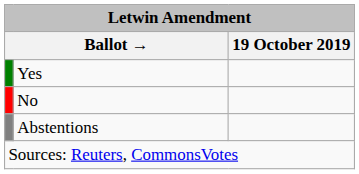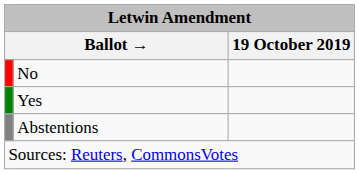rows swapped: (30, 72) <-> (28, 99)
